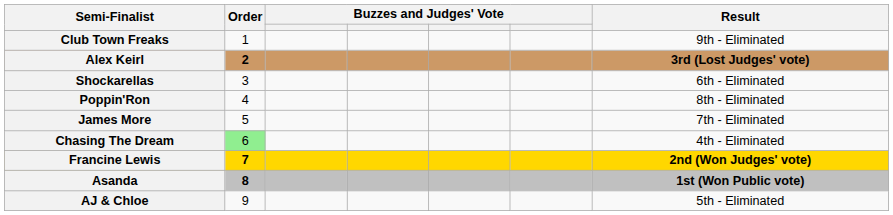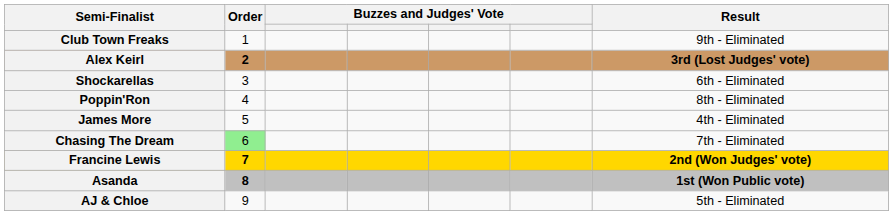(740, 120) 7th - Eliminated -> (740, 120) 4th - Eliminated
(740, 140) 4th - Eliminated -> (740, 140) 7th - Eliminated
